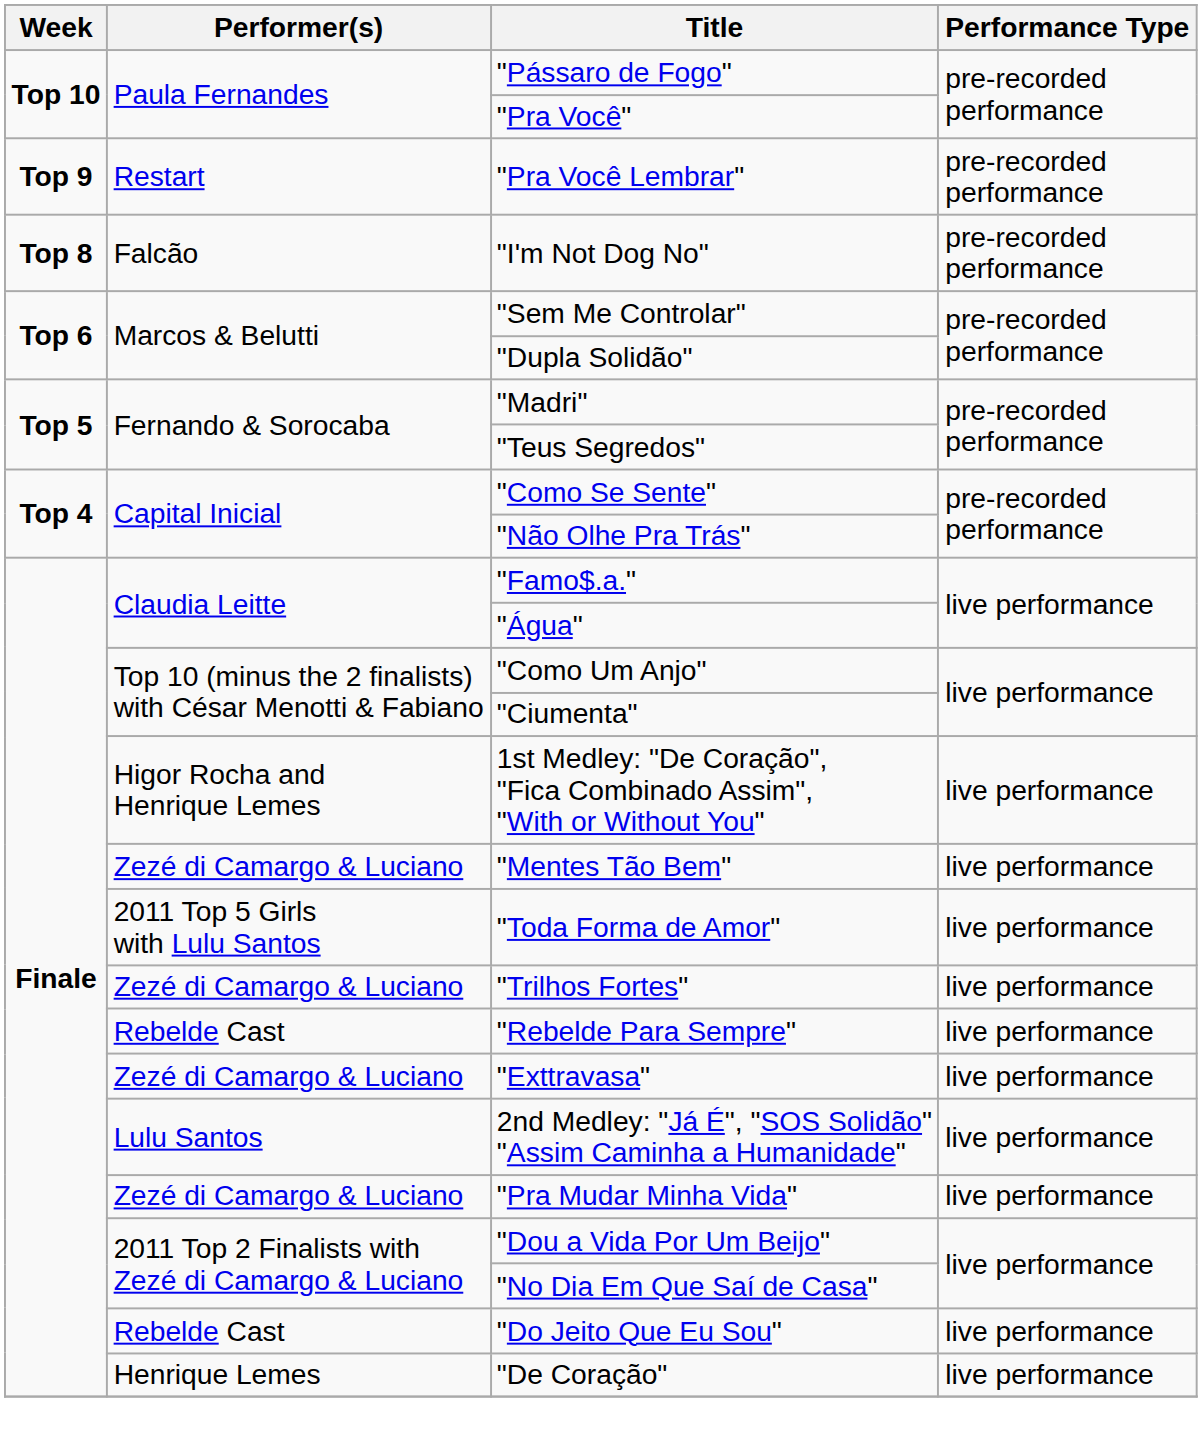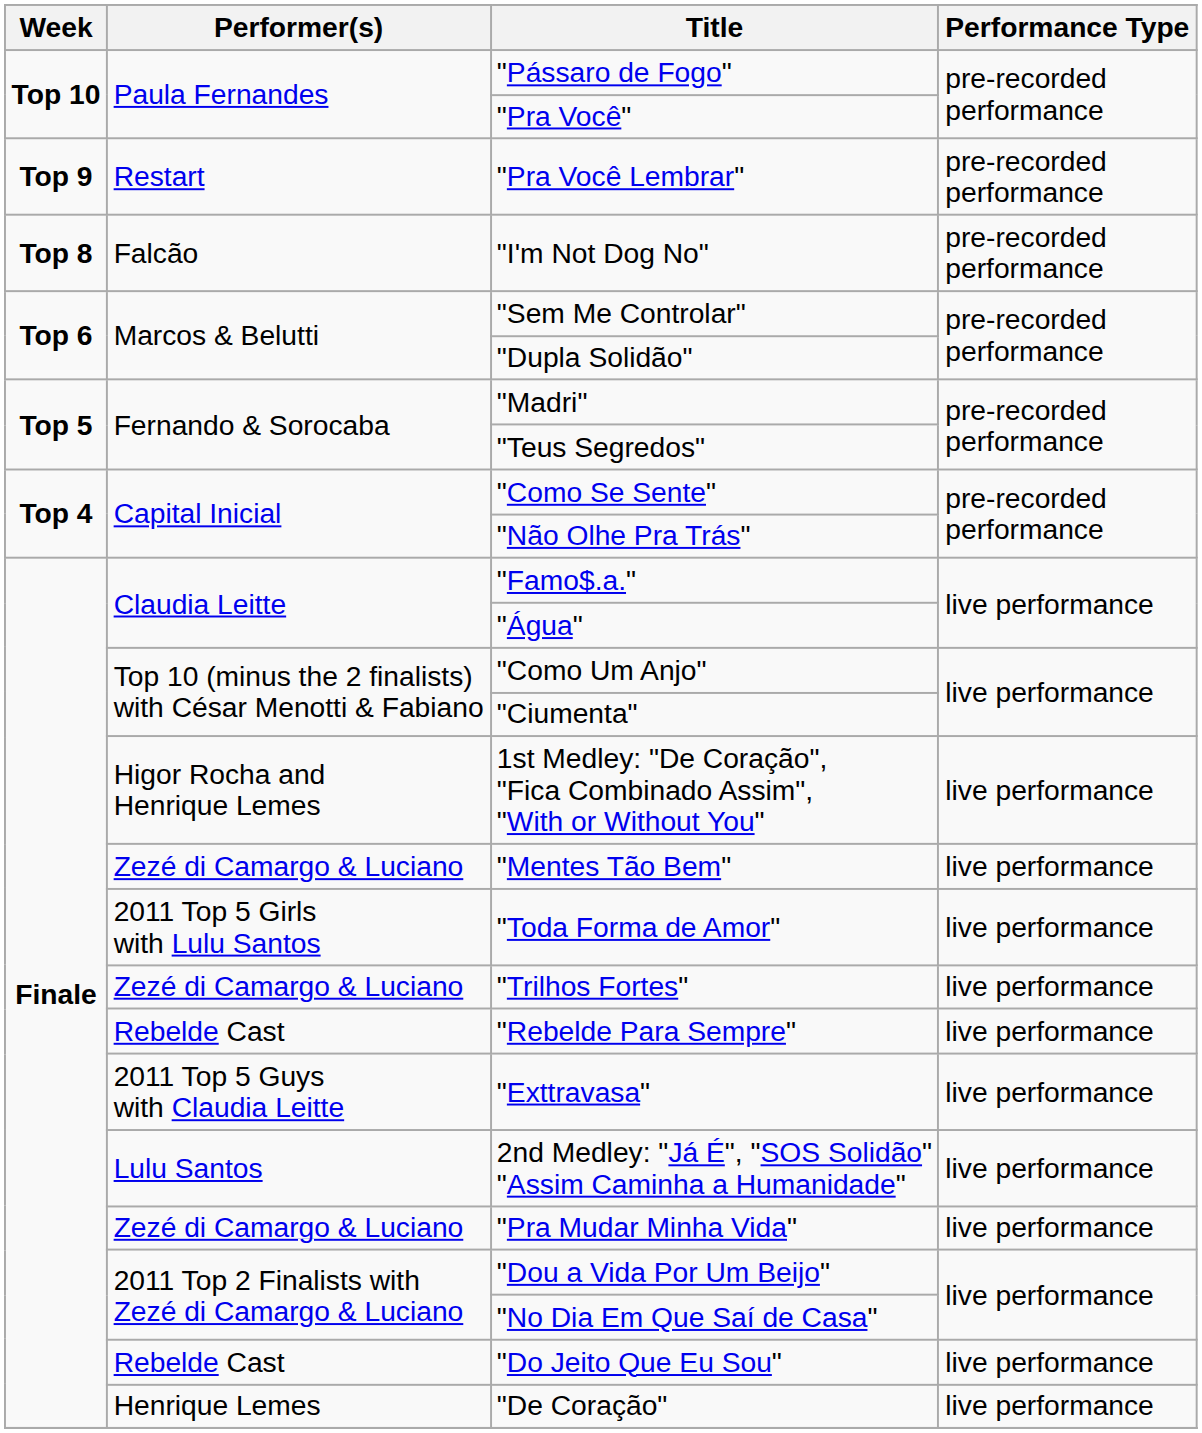(288, 1076) Zezé di Camargo & Luciano -> (229, 1092) 2011 Top 5 Guys with Claudia Leitte
